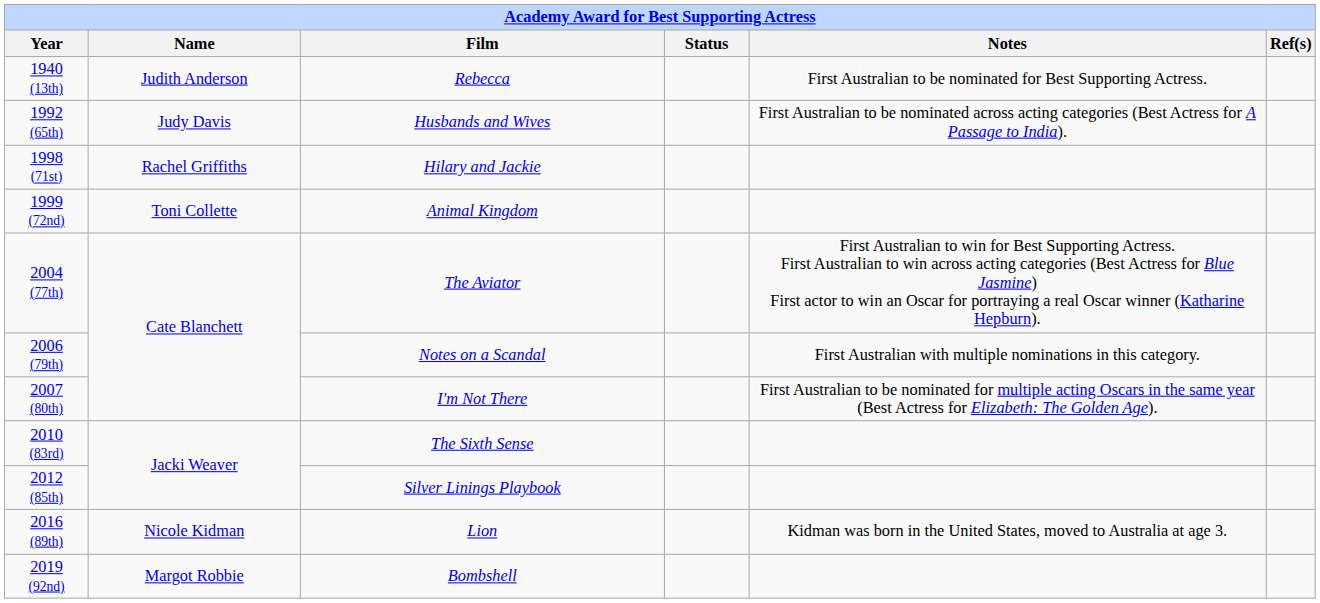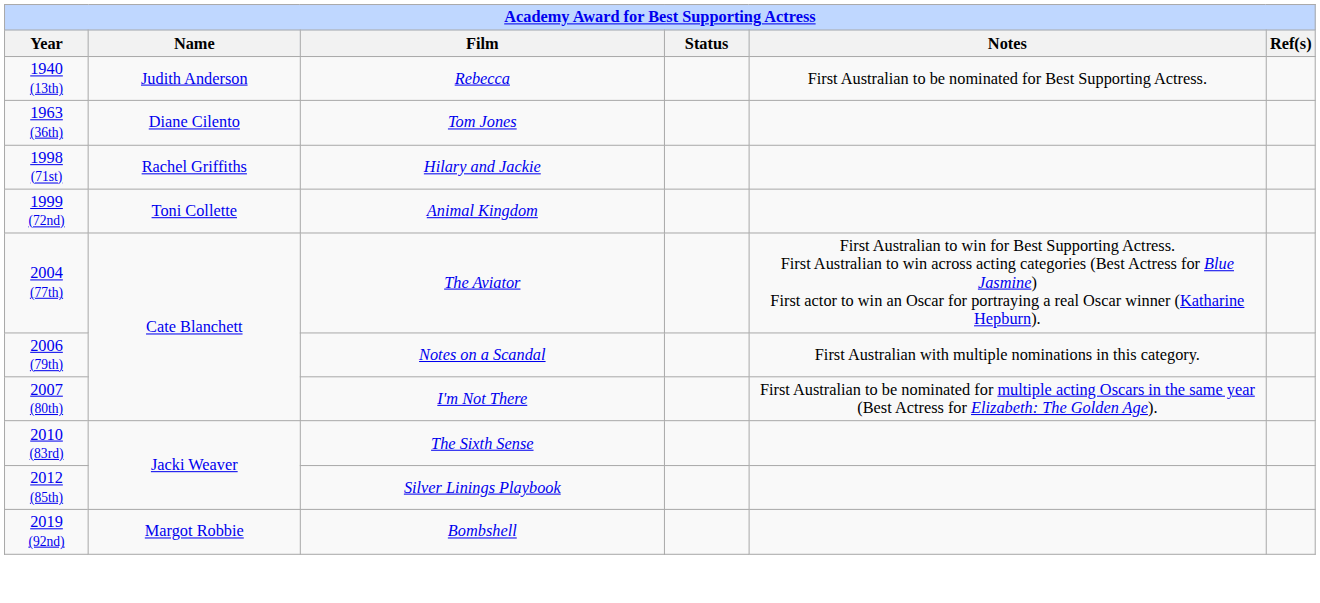+ row: (47, 122)
- row: (47, 122)
- row: (47, 531)
